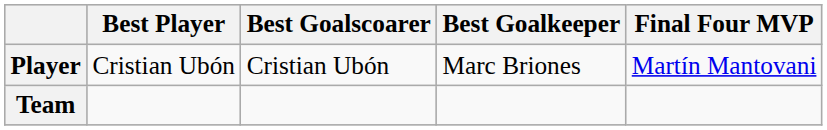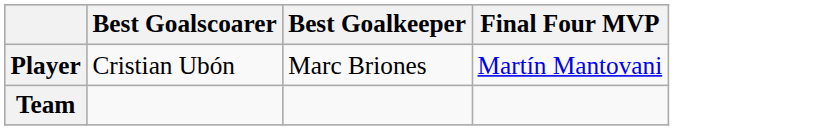- column: (164, 24)
